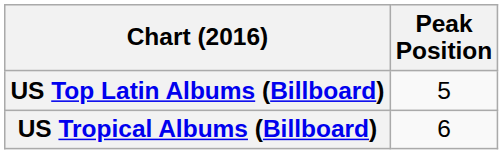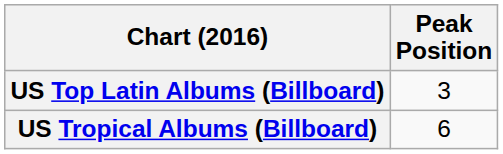(444, 90) 5 -> (444, 90) 3
